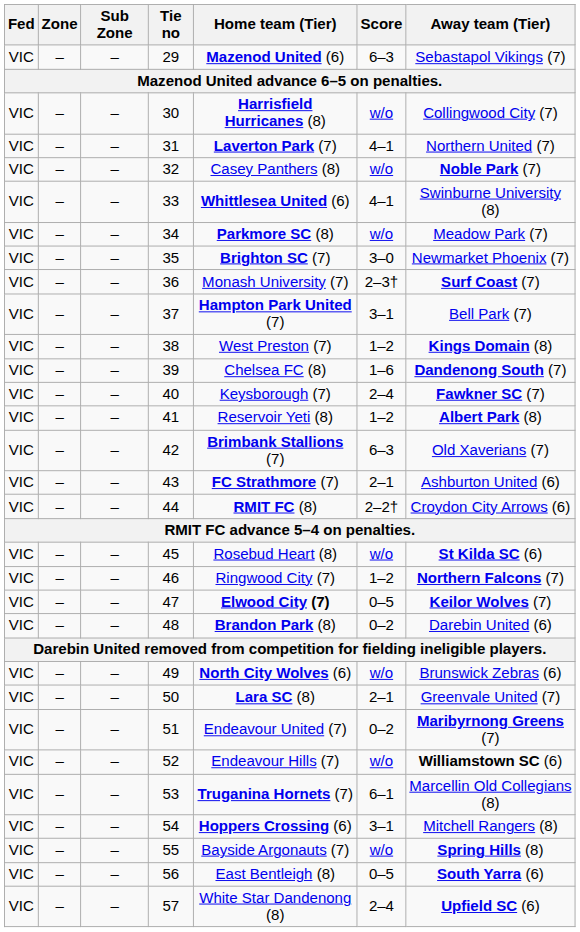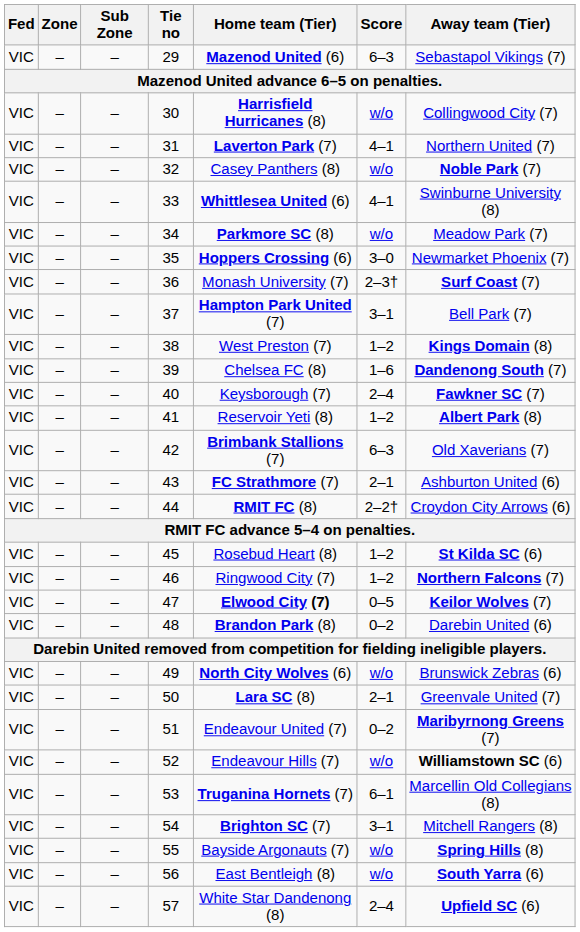(275, 258) Brighton SC (7) -> (275, 258) Hoppers Crossing (6)
(381, 554) w/o -> (381, 554) 1–2
(275, 826) Hoppers Crossing (6) -> (275, 826) Brighton SC (7)
(381, 874) 0–5 -> (381, 874) w/o
